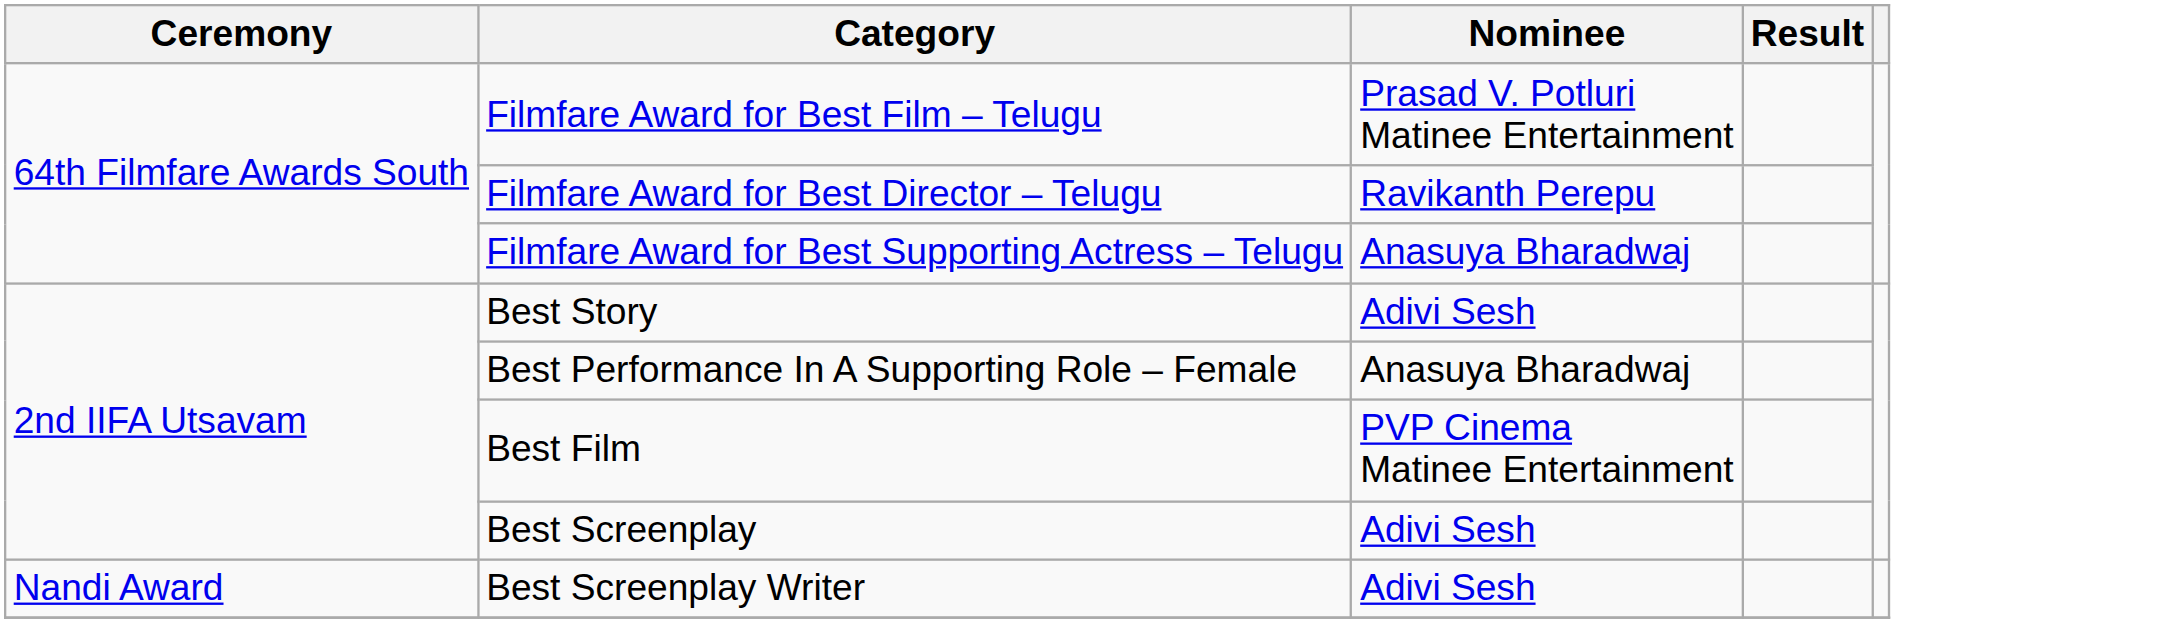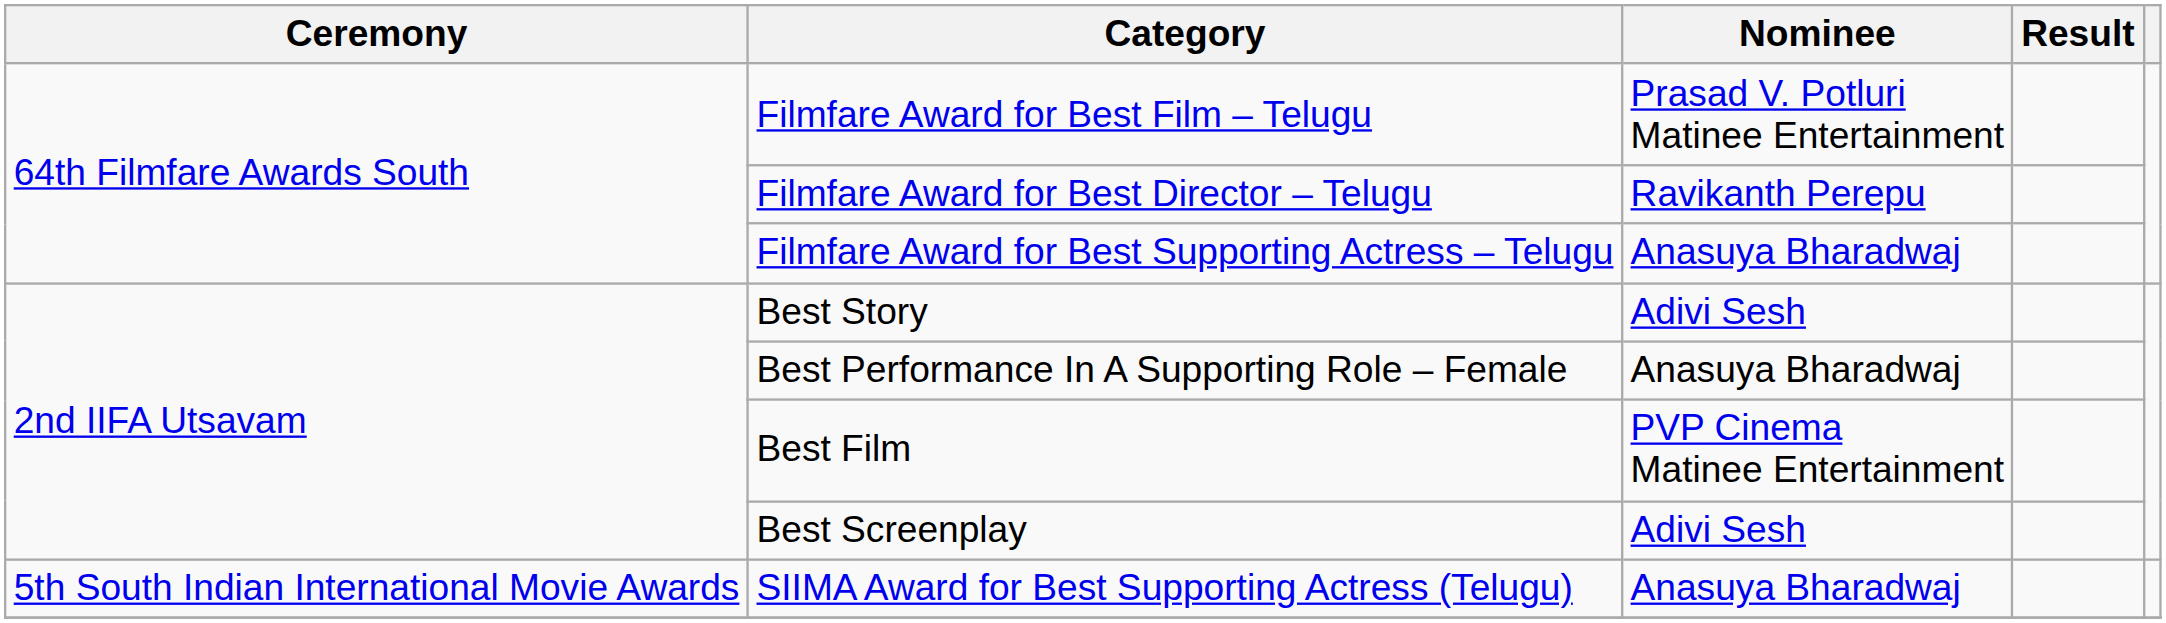- row: (676, 588)
+ row: (1165, 588)
